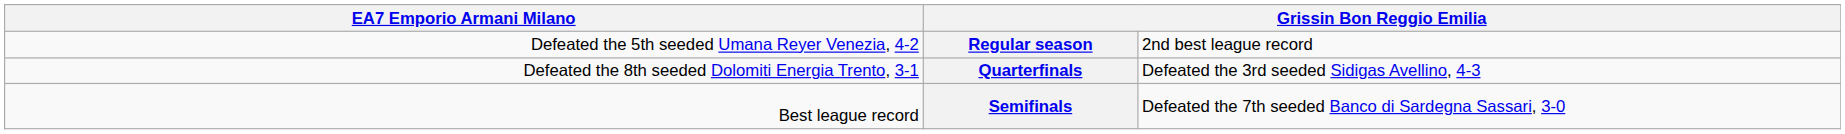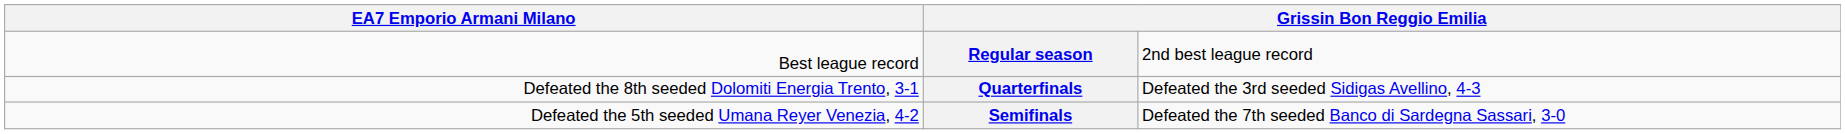(725, 45) Defeated the 5th seeded Umana Reyer Venezia, 4-2 -> (849, 63) Best league record
(849, 116) Best league record -> (725, 116) Defeated the 5th seeded Umana Reyer Venezia, 4-2
